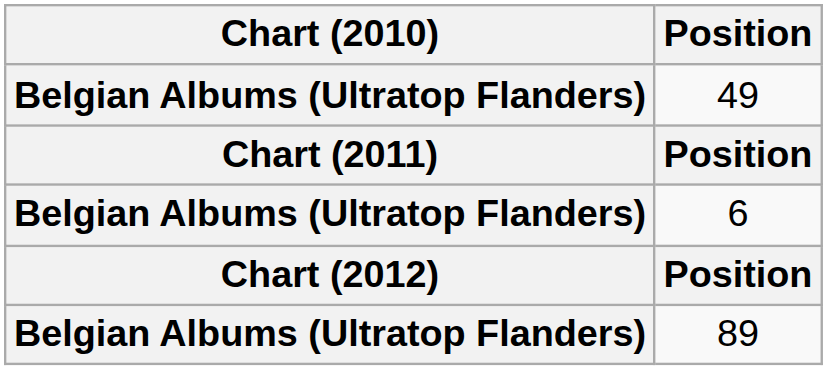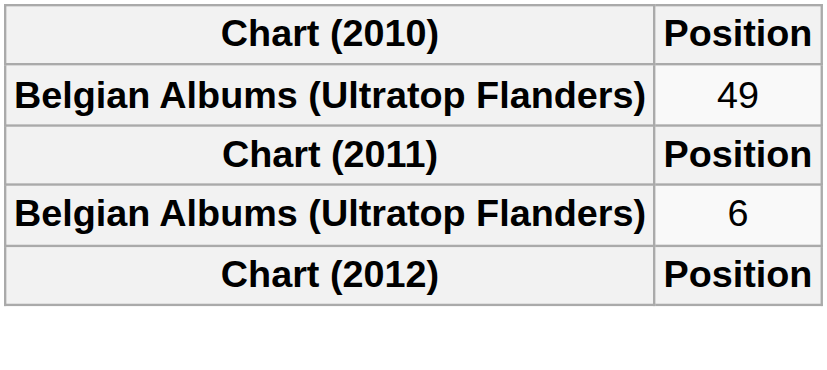- row: (738, 333)
